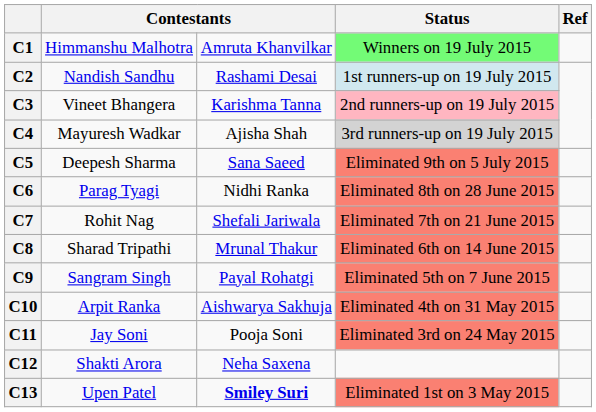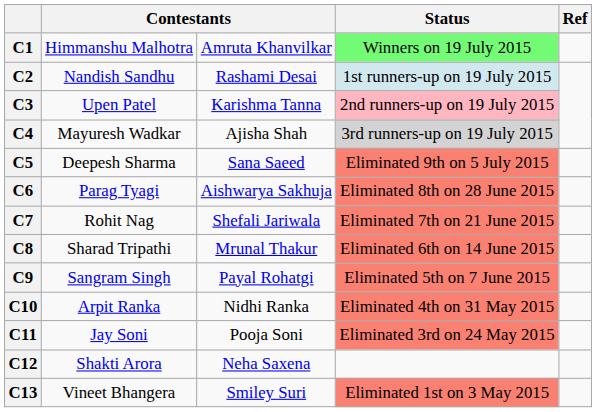(119, 105) Vineet Bhangera -> (119, 105) Upen Patel
(266, 191) Nidhi Ranka -> (266, 191) Aishwarya Sakhuja
(266, 306) Aishwarya Sakhuja -> (266, 306) Nidhi Ranka
(119, 392) Upen Patel -> (119, 392) Vineet Bhangera
(266, 392) bold -> (266, 392) normal
